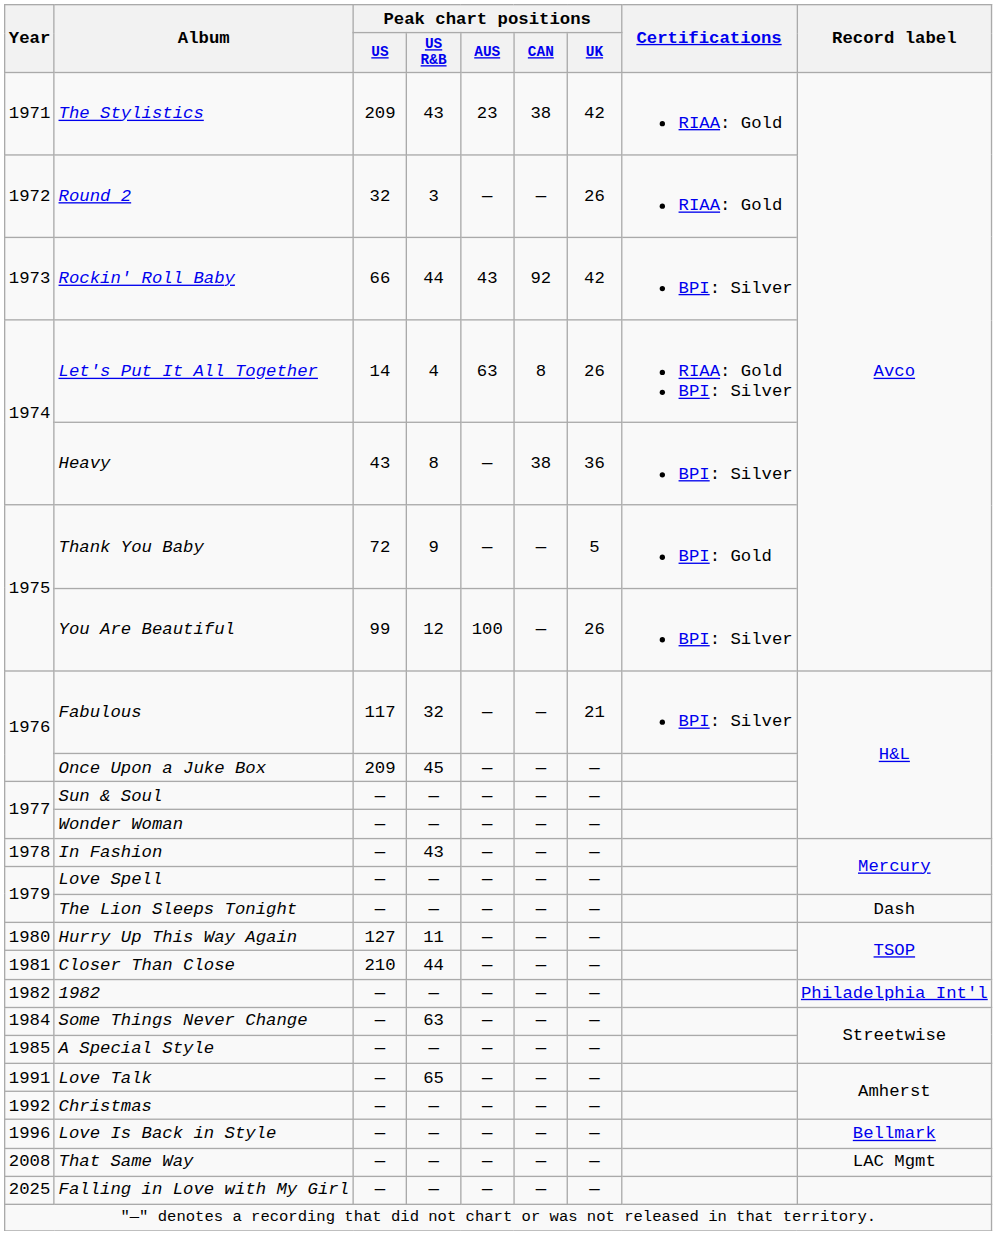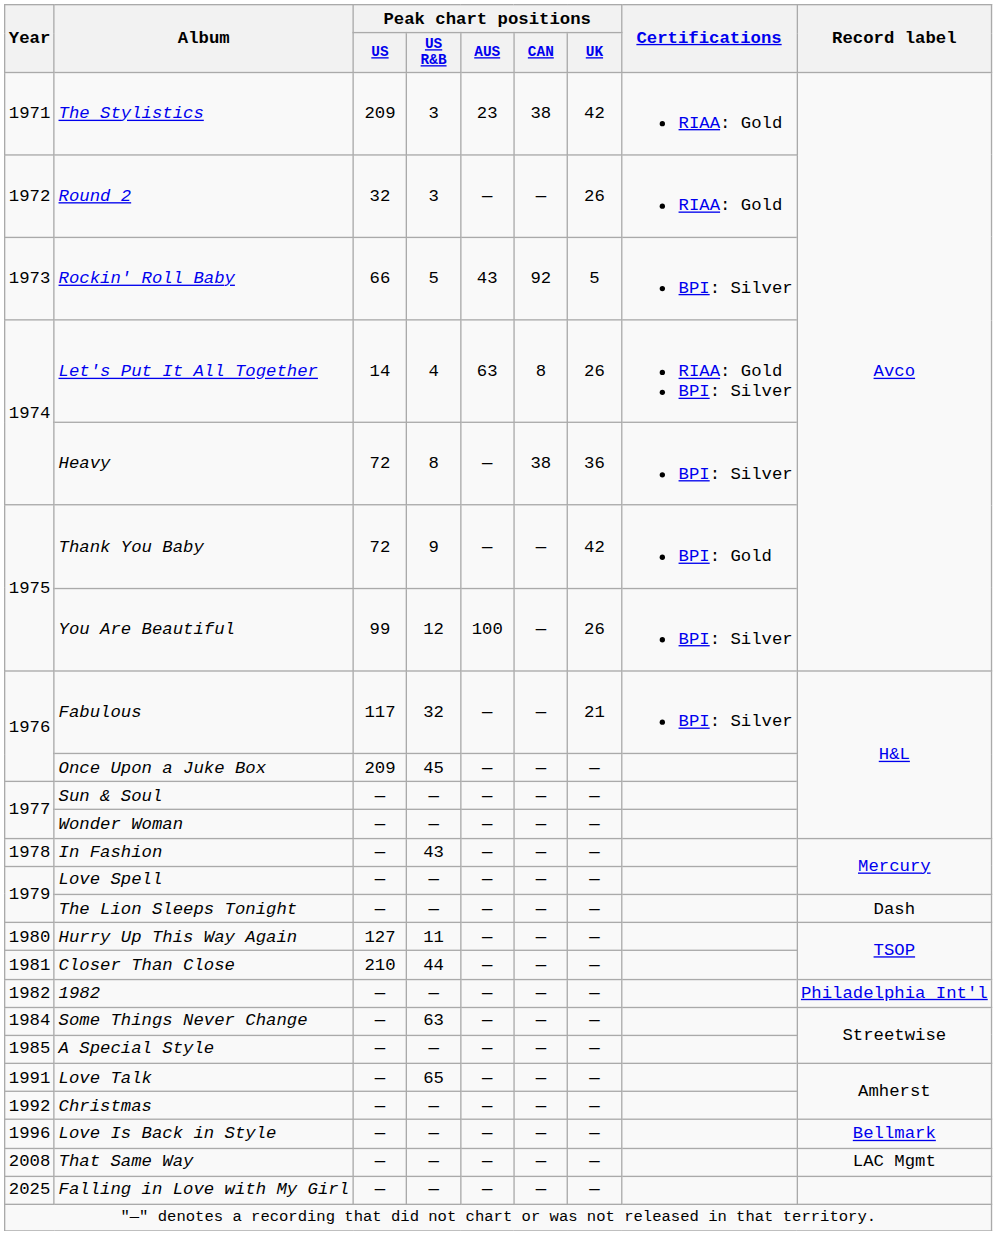(434, 113) 43 -> (434, 113) 3
(434, 279) 44 -> (434, 279) 5
(594, 279) 42 -> (594, 279) 5
(380, 464) 43 -> (380, 464) 72
(594, 547) 5 -> (594, 547) 42
